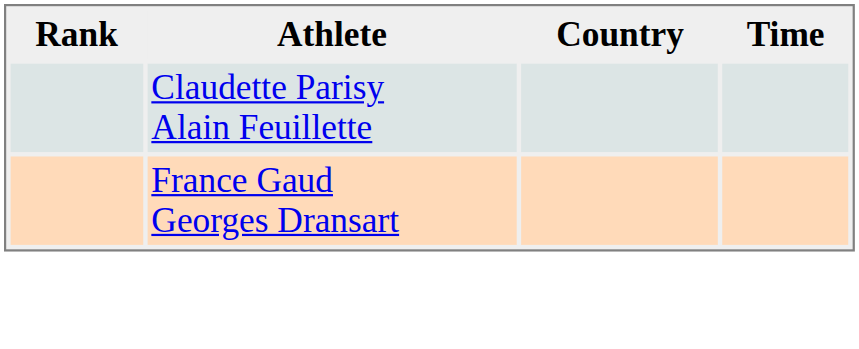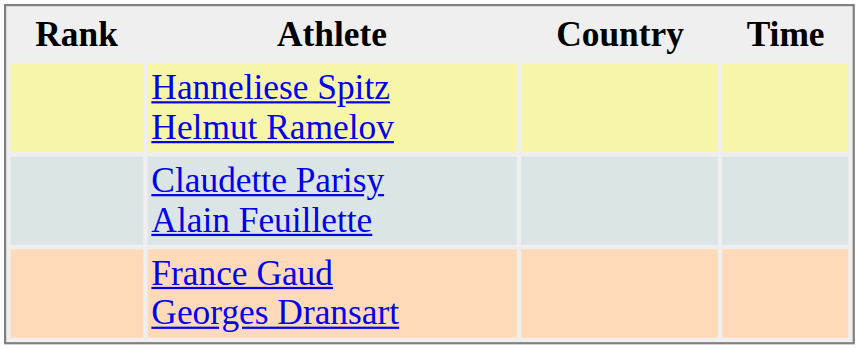+ row: (273, 107)
